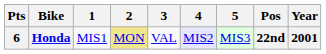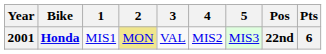columns swapped: (305, 15) <-> (17, 15)
(198, 38) lavender background -> (207, 38) no background
